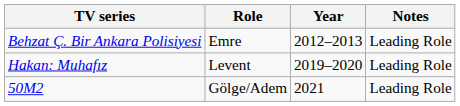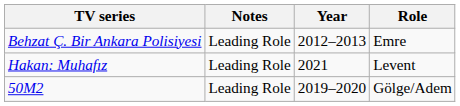columns swapped: (248, 16) <-> (411, 16)
(328, 64) 2019–2020 -> (313, 64) 2021
(309, 88) 2021 -> (332, 88) 2019–2020
